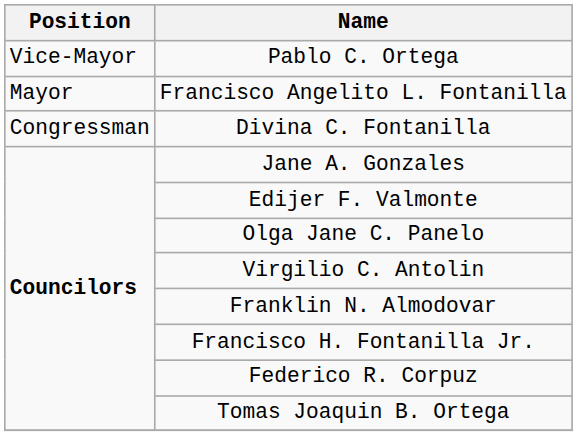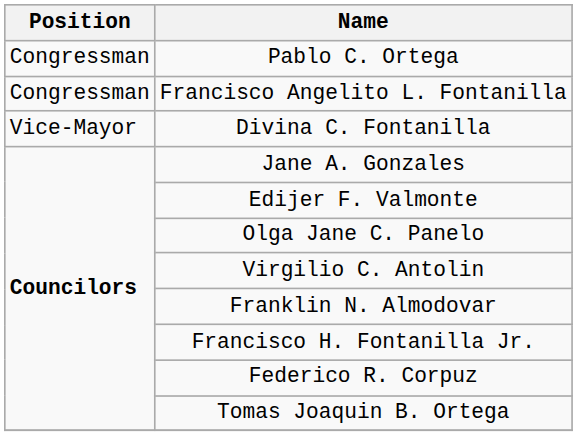(73, 58) Vice-Mayor -> (80, 58) Congressman
(42, 93) Mayor -> (80, 93) Congressman
(80, 129) Congressman -> (73, 129) Vice-Mayor
